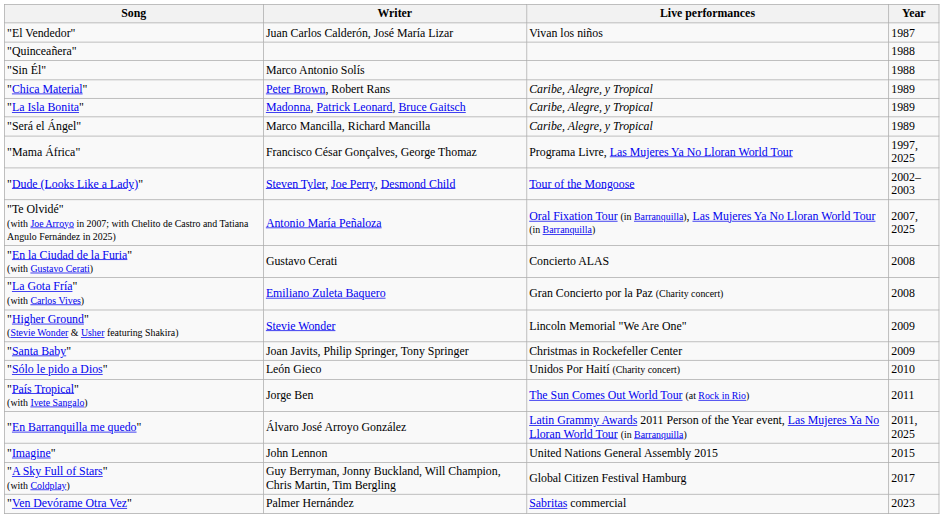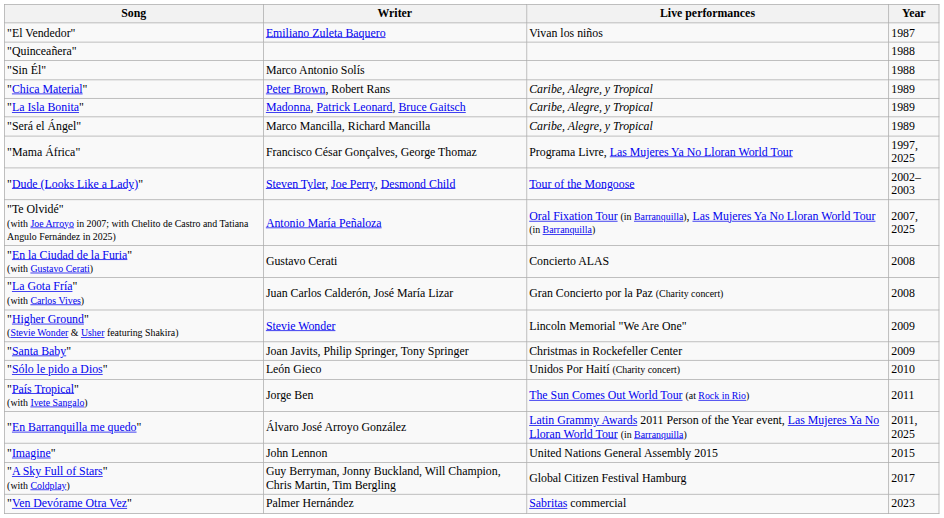(360, 32) Juan Carlos Calderón, José María Lizar -> (326, 32) Emiliano Zuleta Baquero
(326, 293) Emiliano Zuleta Baquero -> (360, 293) Juan Carlos Calderón, José María Lizar
